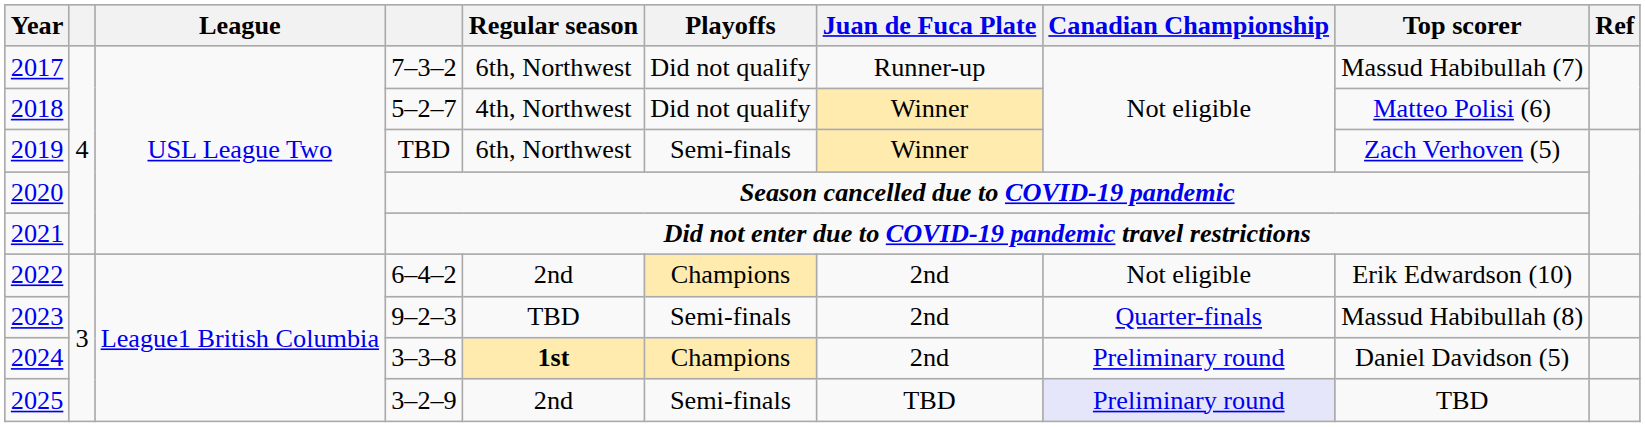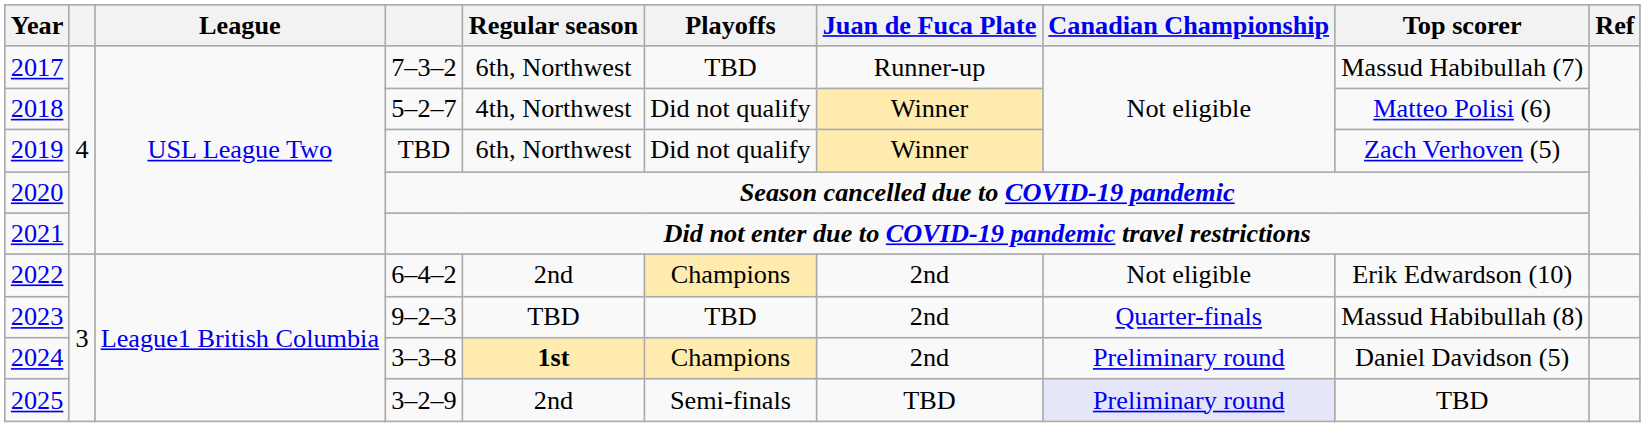(730, 66) Did not qualify -> (730, 66) TBD
(730, 150) Semi-finals -> (730, 150) Did not qualify
(730, 316) Semi-finals -> (730, 316) TBD
